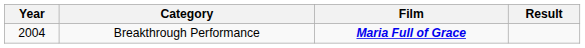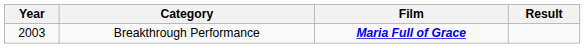(32, 33) 2004 -> (32, 33) 2003
